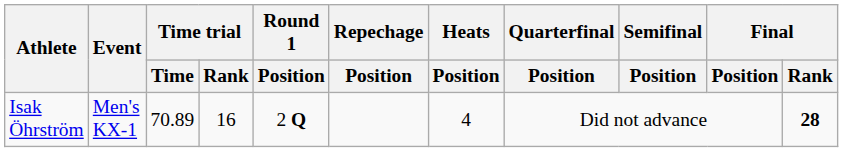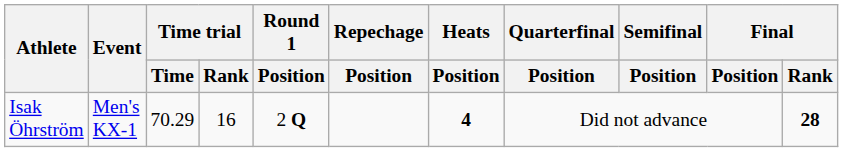(172, 119) 70.89 -> (172, 119) 70.29
(466, 119) normal -> (466, 119) bold
